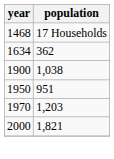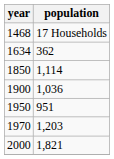+ row: (19, 70)
(50, 70) 1,038 -> (50, 88) 1,036
